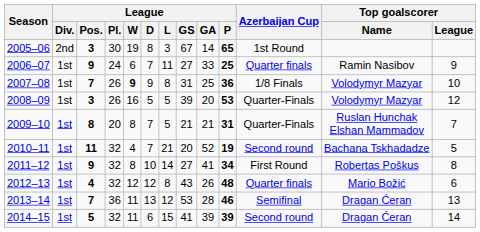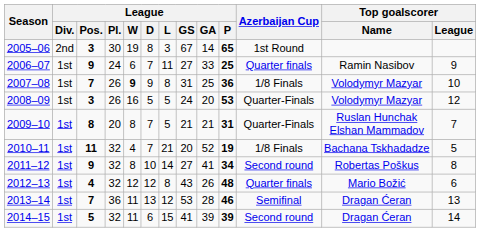(187, 100) 39 -> (187, 100) 24
(279, 148) Second round -> (279, 148) 1/8 Finals
(279, 165) First Round -> (279, 165) Second round
